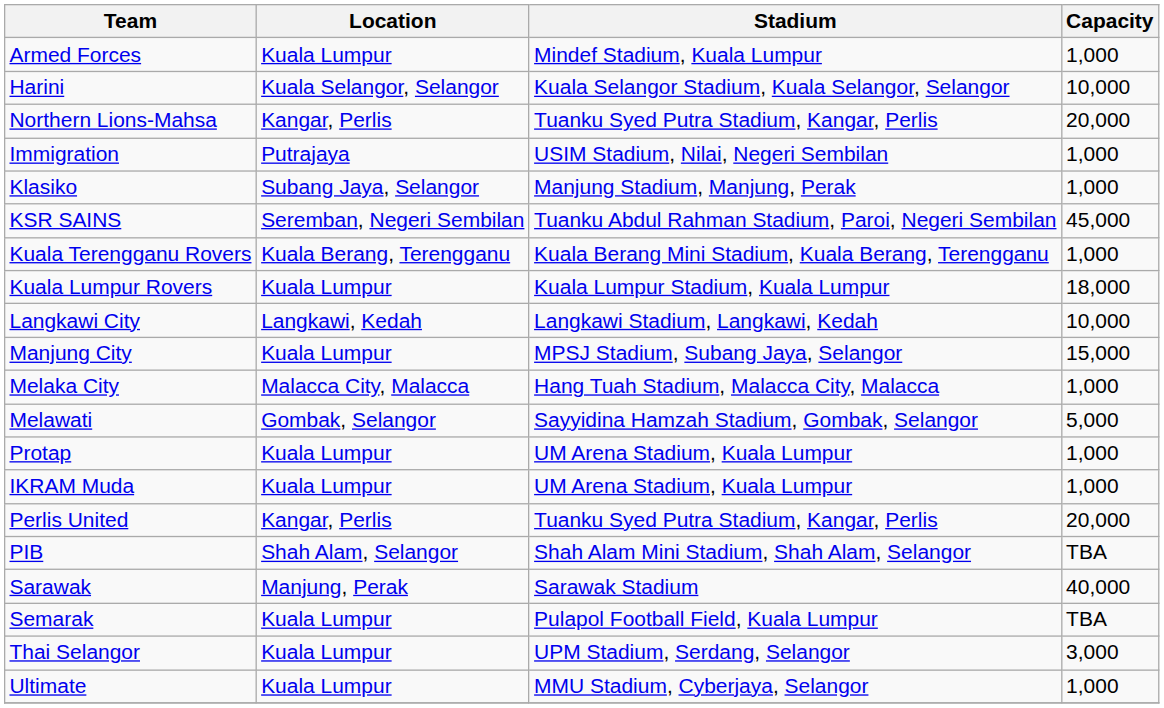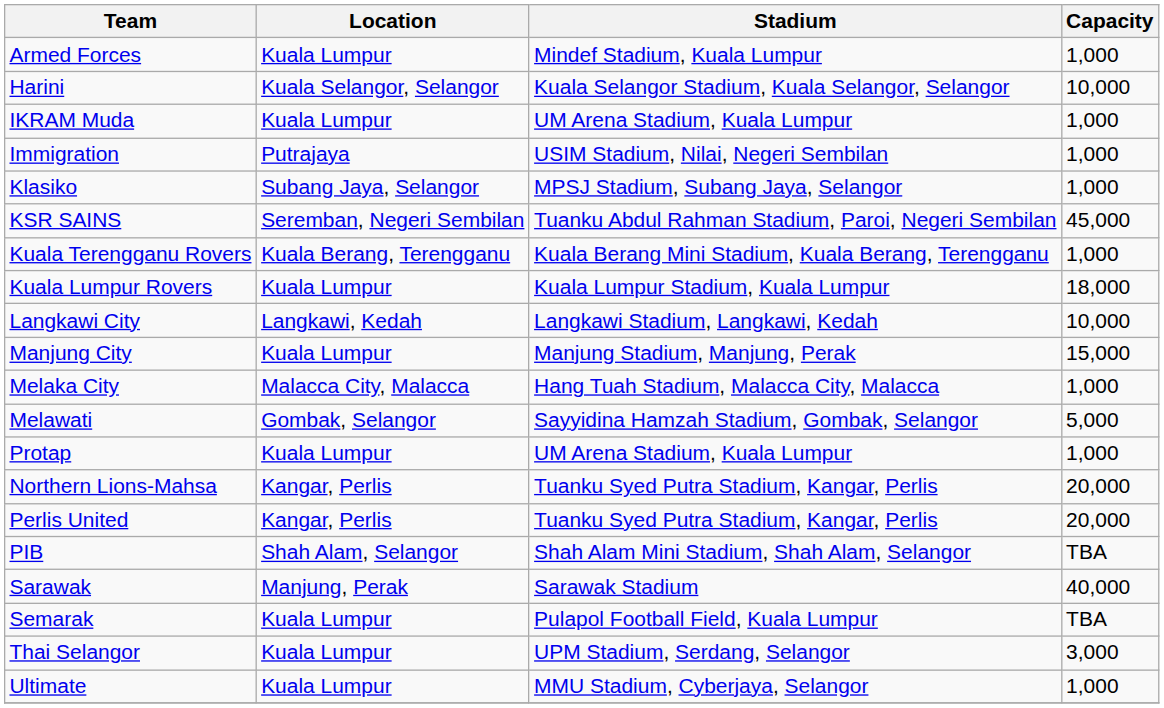rows swapped: (72, 486) <-> (113, 120)
(695, 187) Manjung Stadium, Manjung, Perak -> (718, 187) MPSJ Stadium, Subang Jaya, Selangor
(718, 353) MPSJ Stadium, Subang Jaya, Selangor -> (695, 353) Manjung Stadium, Manjung, Perak
